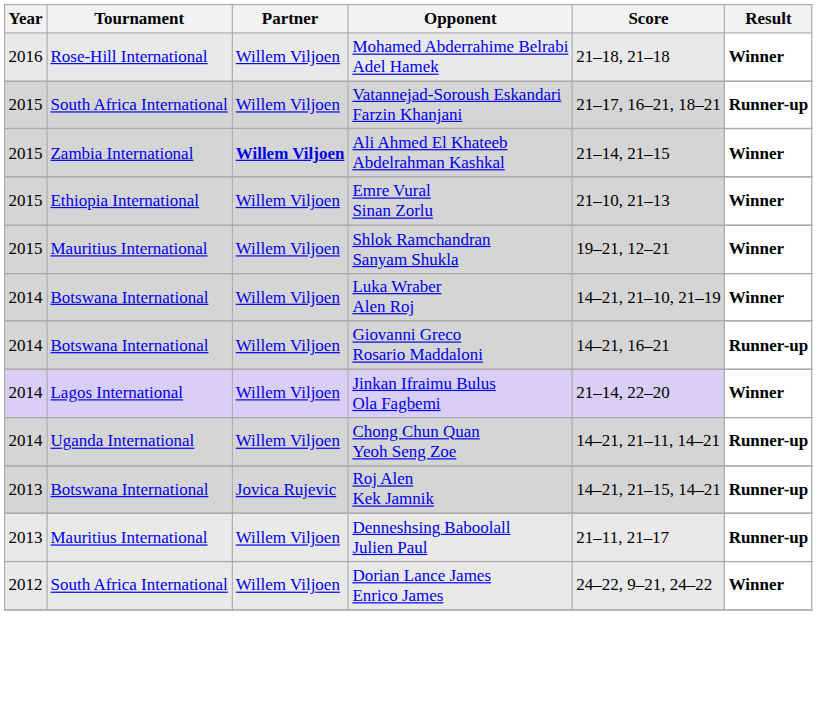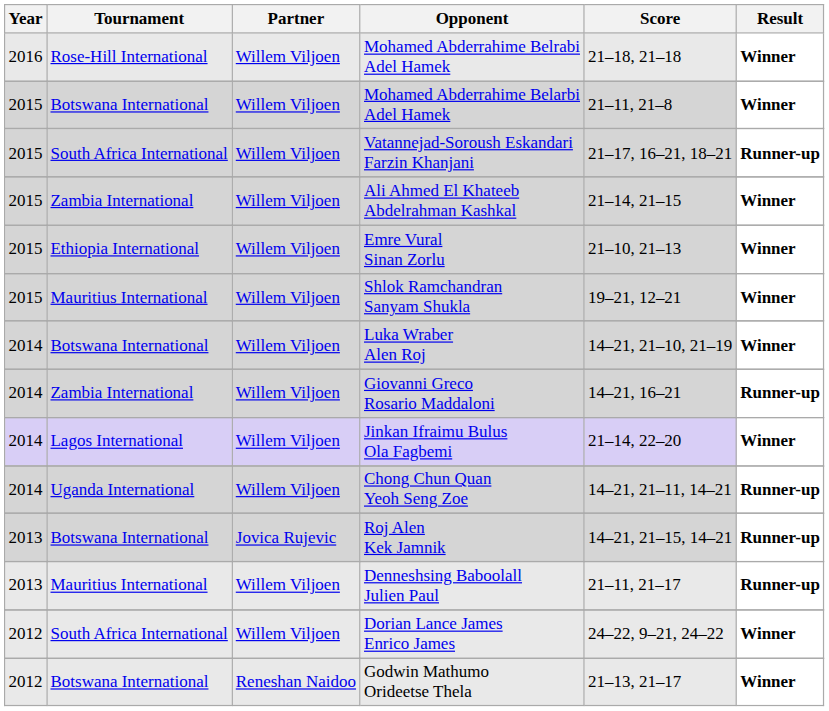+ row: (472, 105)
(290, 153) bold -> (288, 201) normal
(129, 345) Botswana International -> (122, 393) Zambia International
+ row: (427, 682)
